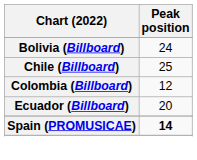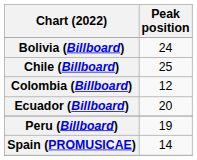+ row: (72, 125)
(166, 125) bold -> (166, 145) normal
